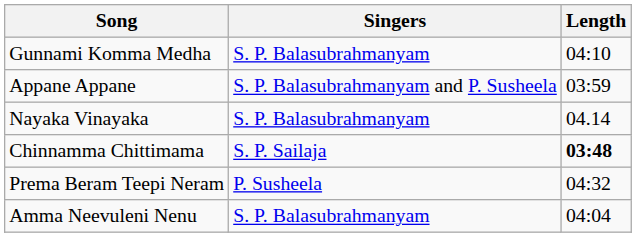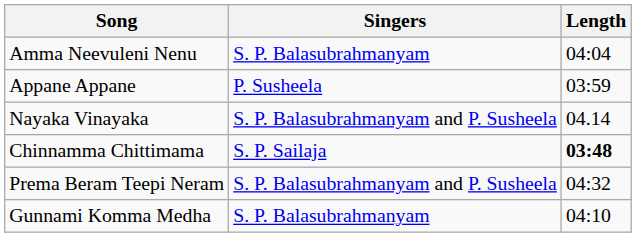rows swapped: (103, 216) <-> (110, 53)
(395, 86) S. P. Balasubrahmanyam and P. Susheela -> (278, 86) P. Susheela
(331, 118) S. P. Balasubrahmanyam -> (395, 118) S. P. Balasubrahmanyam and P. Susheela
(278, 183) P. Susheela -> (395, 183) S. P. Balasubrahmanyam and P. Susheela
